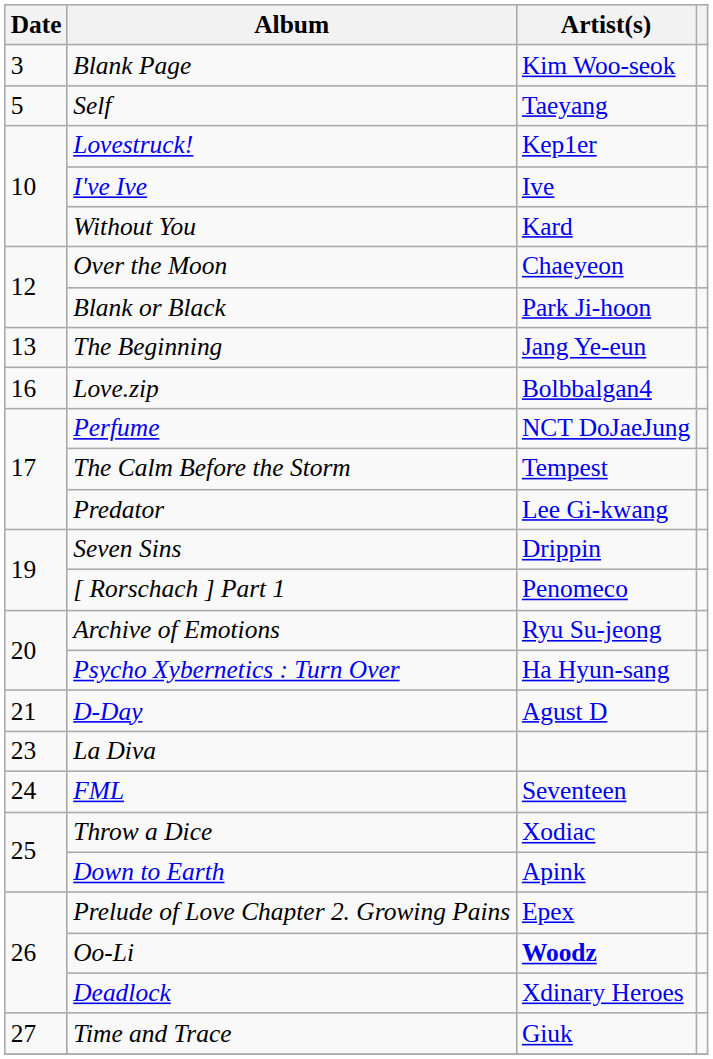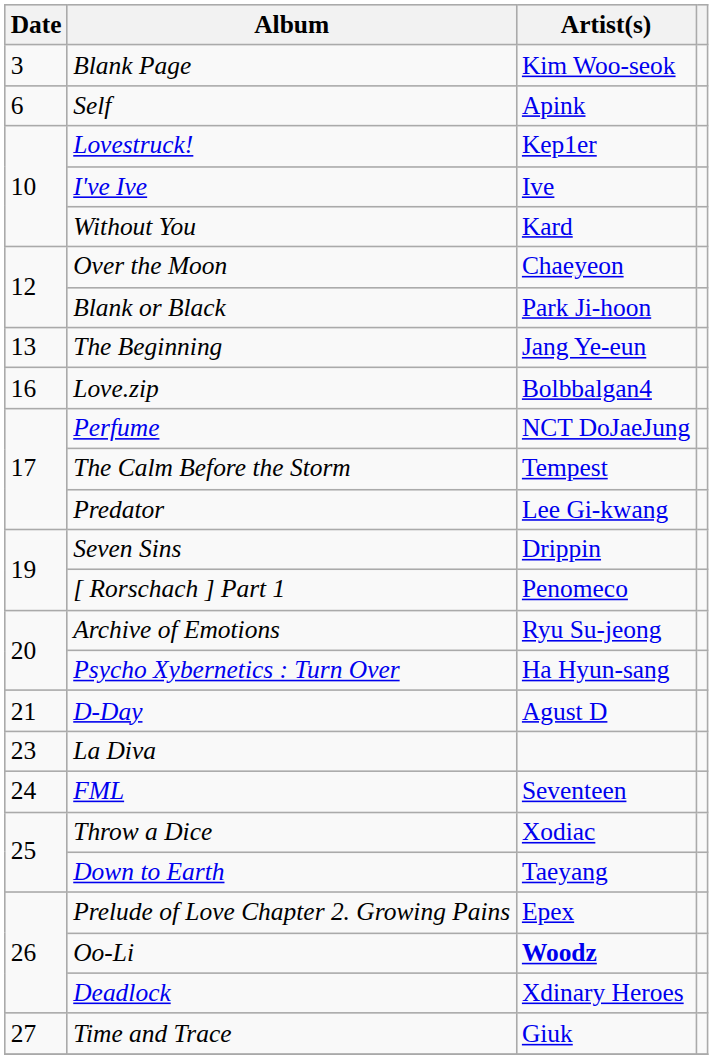(17, 105) 5 -> (17, 105) 6
(565, 105) Taeyang -> (554, 105) Apink
(554, 871) Apink -> (565, 871) Taeyang
